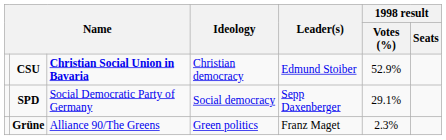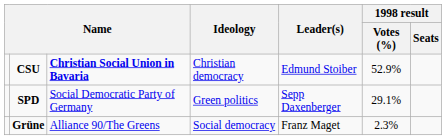(234, 100) Social democracy -> (225, 100) Green politics
(225, 125) Green politics -> (234, 125) Social democracy
